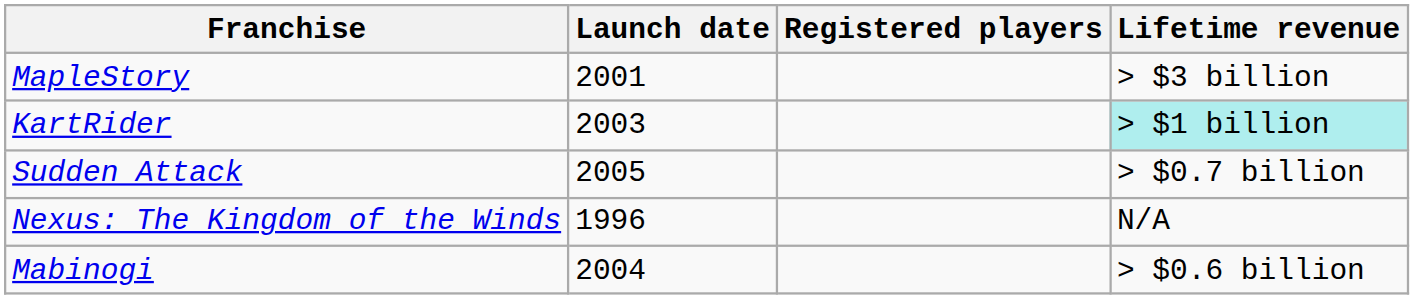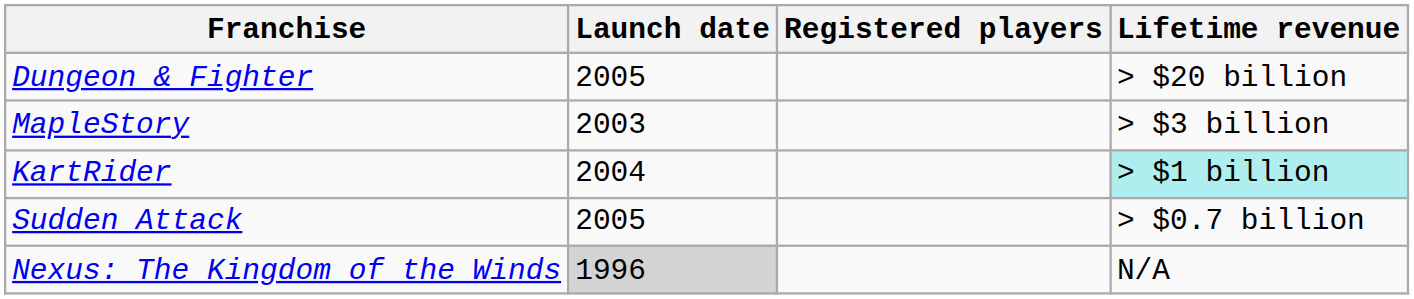+ row: (163, 77)
(611, 77) 2001 -> (611, 125) 2003
(611, 125) 2003 -> (611, 173) 2004
(611, 222) no background -> (611, 270) lightgrey background
- row: (83, 270)
